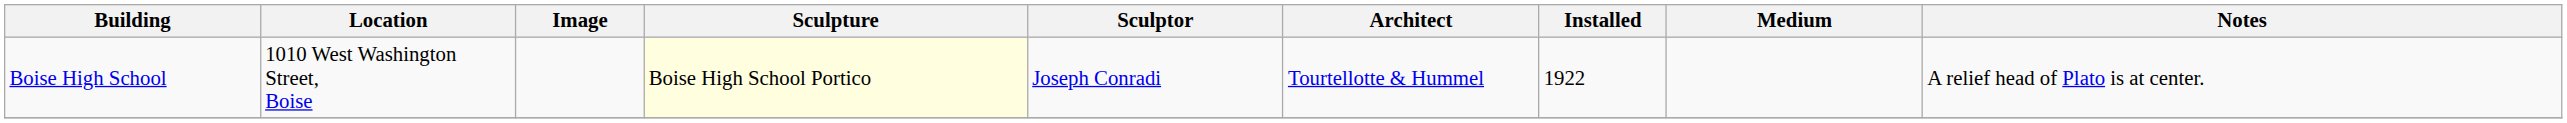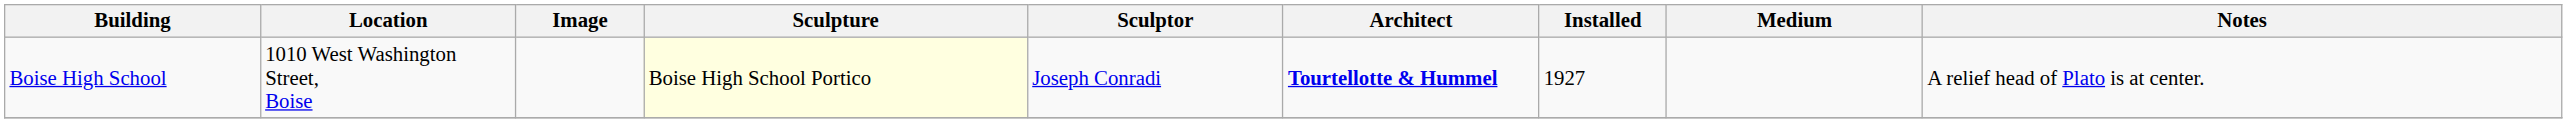(1386, 77) normal -> (1393, 77) bold
(1564, 77) 1922 -> (1564, 77) 1927
